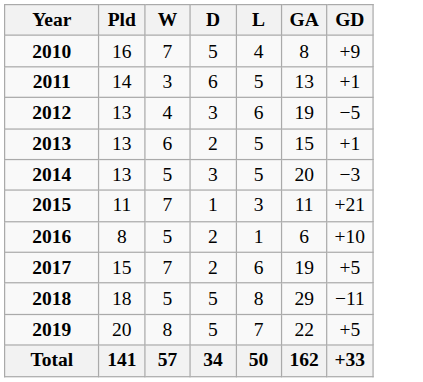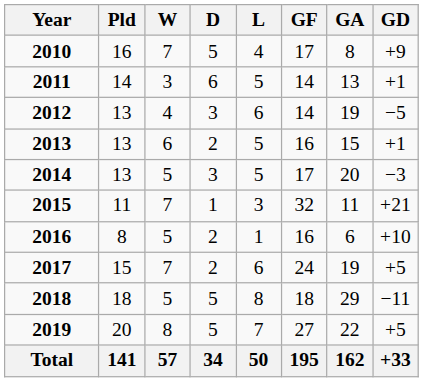+ column: (304, 19)
